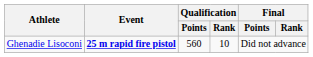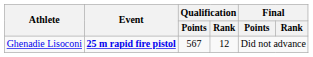(194, 44) 560 -> (194, 44) 567
(224, 44) 10 -> (224, 44) 12
